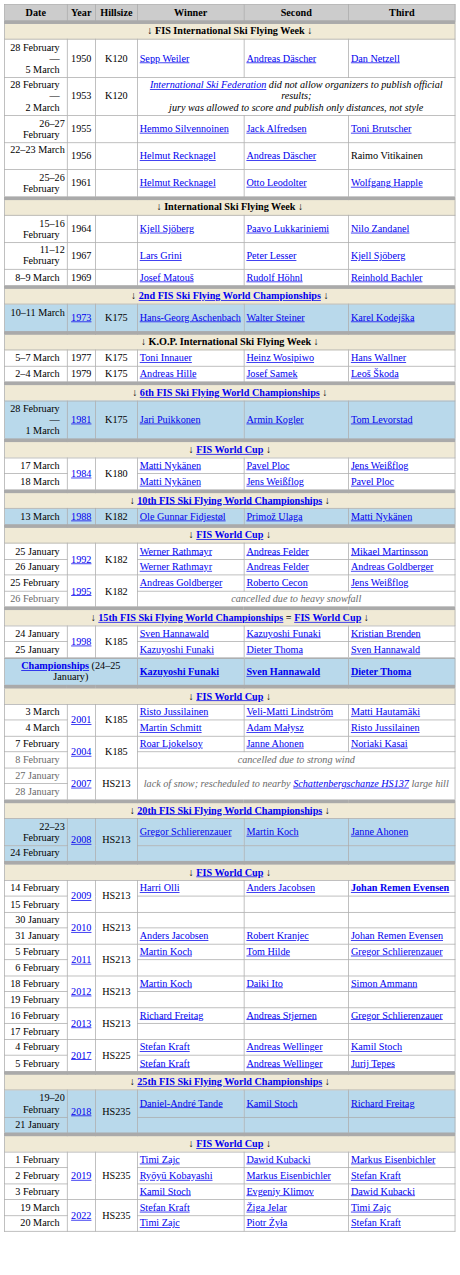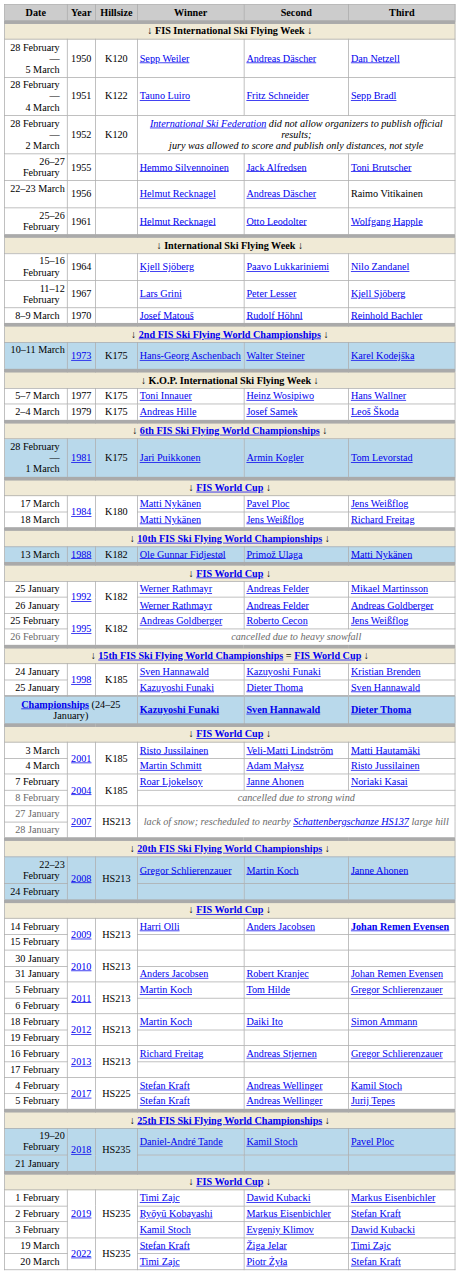+ row: (37, 96)
(81, 96) 1953 -> (81, 134) 1952
(81, 277) 1969 -> (81, 315) 1970
(373, 481) Pavel Ploc -> (383, 519) Richard Freitag
(383, 1103) Richard Freitag -> (373, 1141) Pavel Ploc
